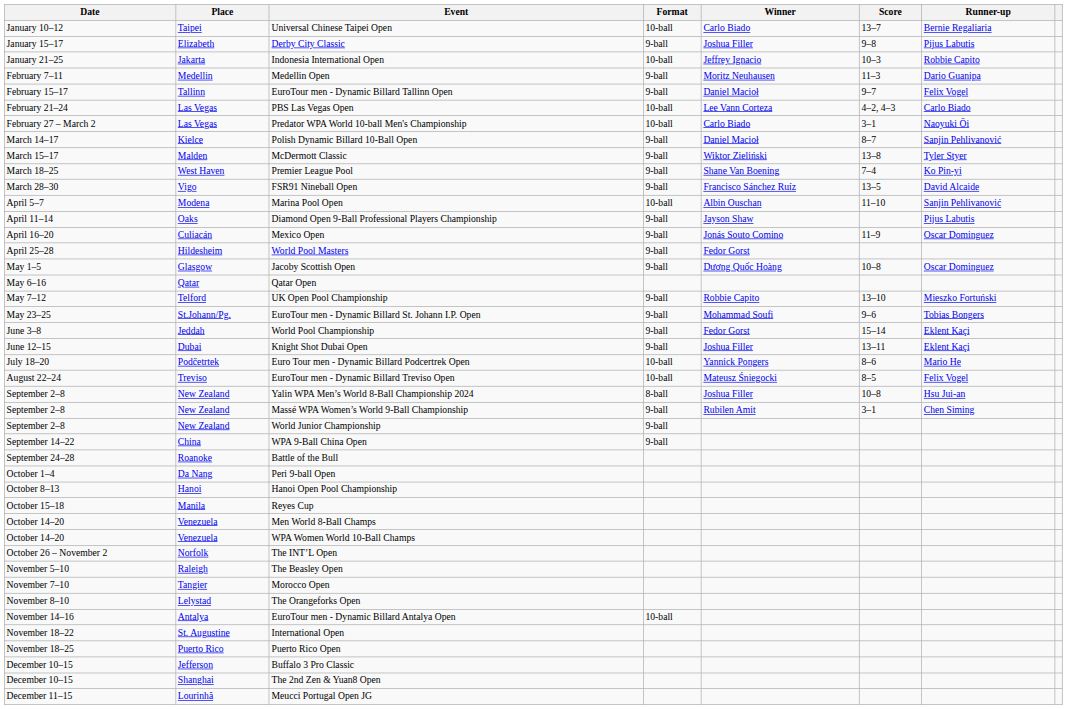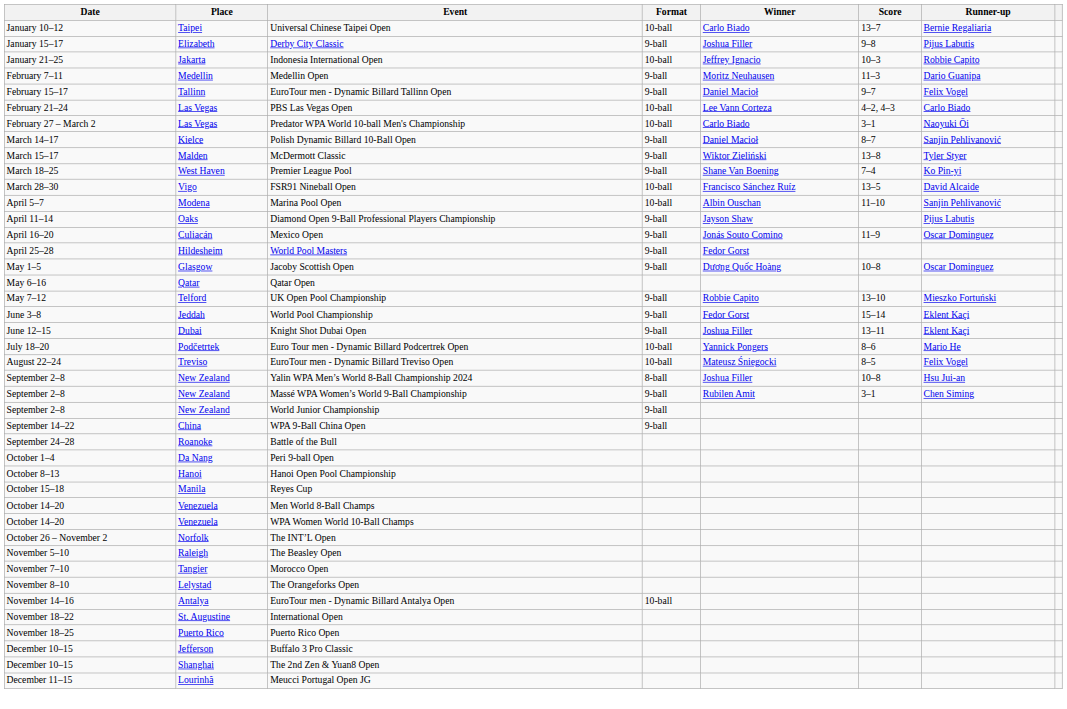(657, 187) 9-ball -> (658, 187) 10-ball
- row: (376, 315)
